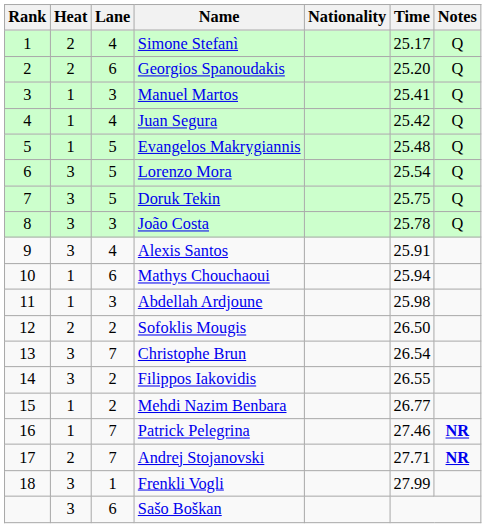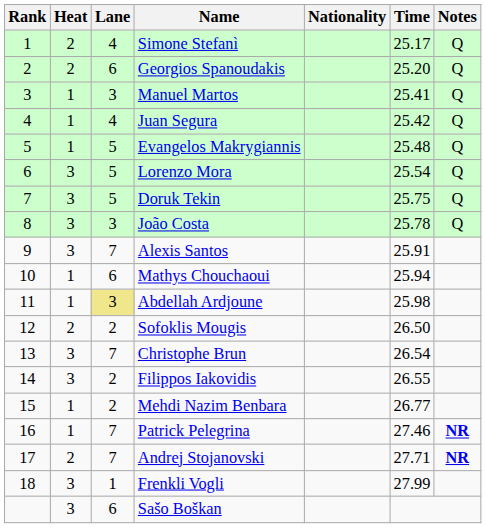(113, 250) 4 -> (113, 250) 7
(113, 302) no background -> (113, 302) khaki background
